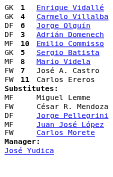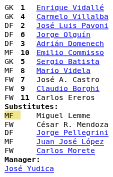+ row: (72, 25)
+ row: (68, 88)
(9, 97) no background -> (9, 115) khaki background
